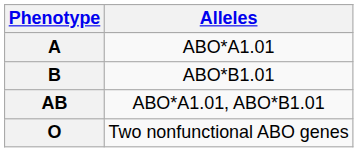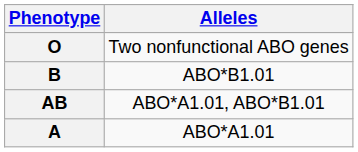rows swapped: (54, 47) <-> (54, 132)
